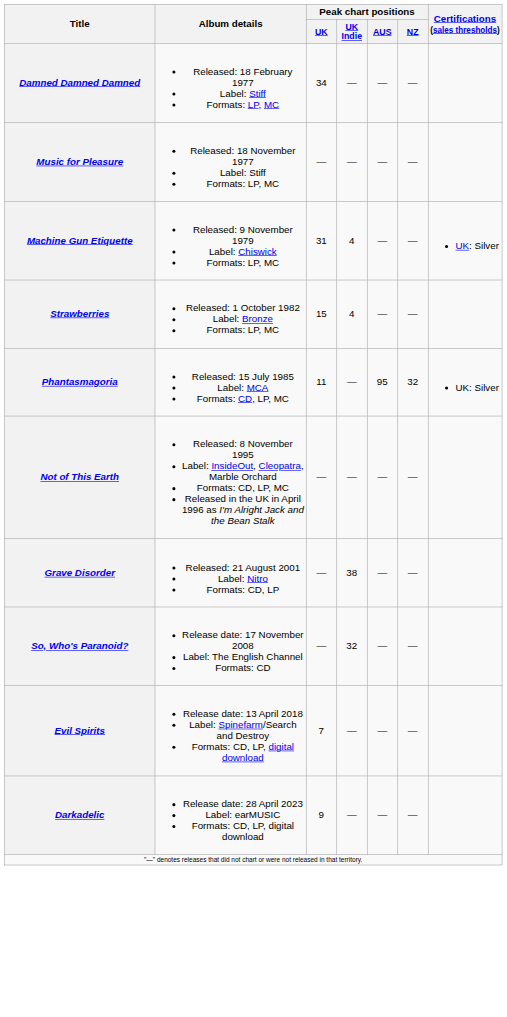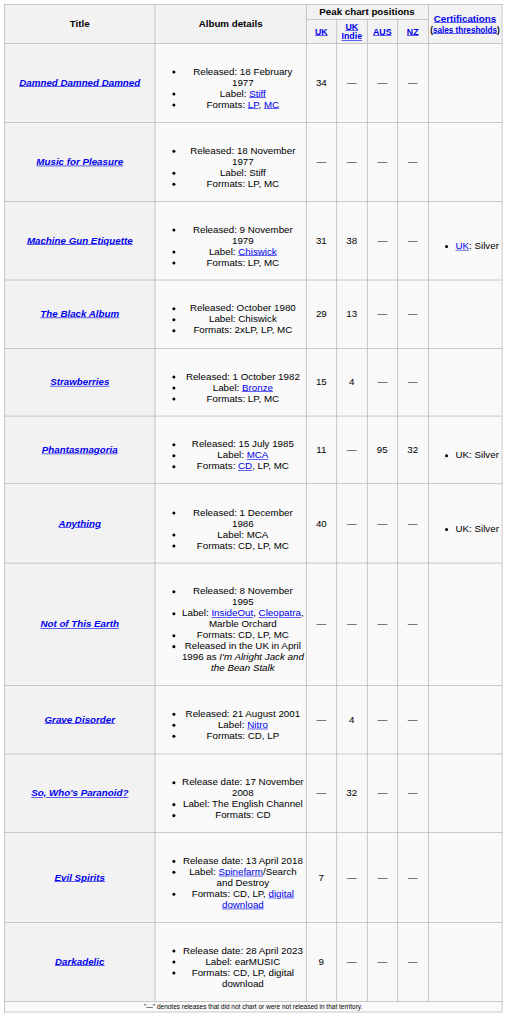(352, 240) 4 -> (352, 240) 38
+ row: (80, 314)
+ row: (80, 523)
(352, 573) 38 -> (352, 719) 4
